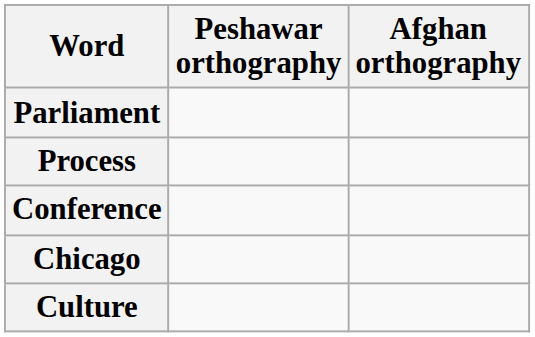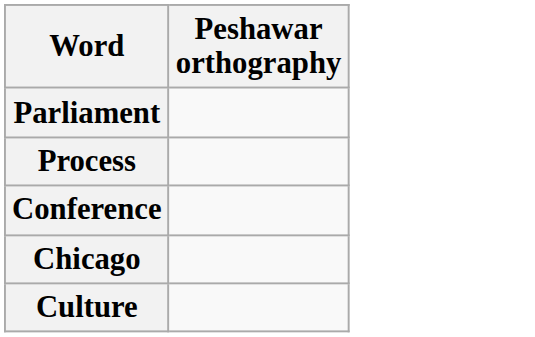- column: (438, 46)
